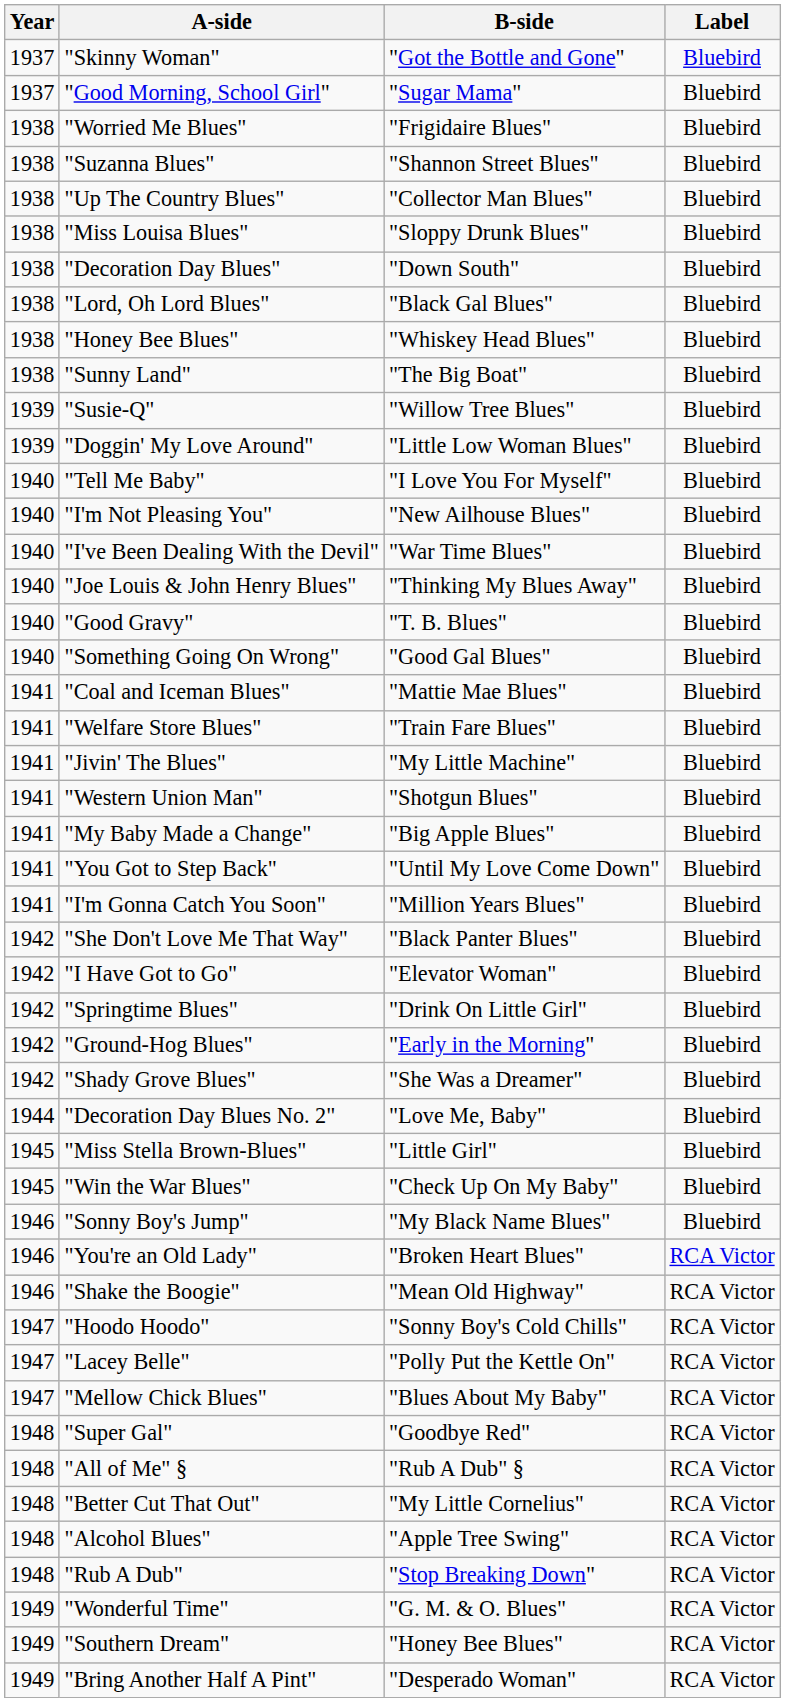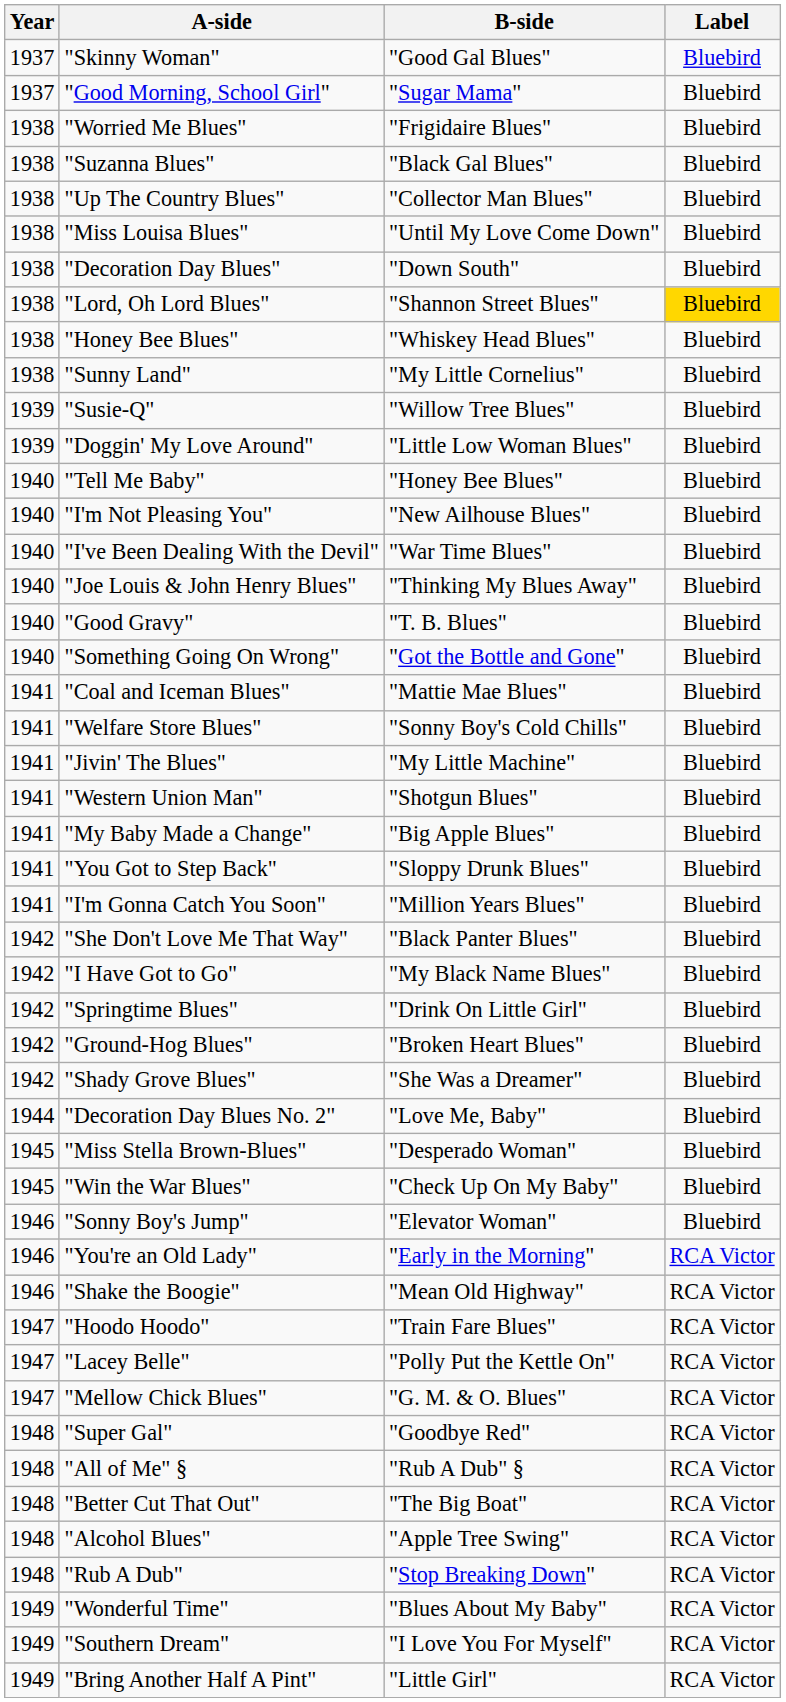(507, 57) "Got the Bottle and Gone" -> (470, 57) "Good Gal Blues"
(494, 163) "Shannon Street Blues" -> (471, 163) "Black Gal Blues"
(489, 233) "Sloppy Drunk Blues" -> (524, 233) "Until My Love Come Down"
(471, 304) "Black Gal Blues" -> (494, 304) "Shannon Street Blues"
(722, 304) no background -> (722, 304) gold background
(458, 374) "The Big Boat" -> (486, 374) "My Little Cornelius"
(500, 480) "I Love You For Myself" -> (476, 480) "Honey Bee Blues"
(470, 657) "Good Gal Blues" -> (507, 657) "Got the Bottle and Gone"
(472, 727) "Train Fare Blues" -> (508, 727) "Sonny Boy's Cold Chills"
(524, 868) "Until My Love Come Down" -> (489, 868) "Sloppy Drunk Blues"
(473, 974) "Elevator Woman" -> (500, 974) "My Black Name Blues"
(492, 1045) "Early in the Morning" -> (486, 1045) "Broken Heart Blues"
(443, 1150) "Little Girl" -> (483, 1150) "Desperado Woman"
(500, 1221) "My Black Name Blues" -> (473, 1221) "Elevator Woman"
(486, 1256) "Broken Heart Blues" -> (492, 1256) "Early in the Morning"
(508, 1327) "Sonny Boy's Cold Chills" -> (472, 1327) "Train Fare Blues"
(498, 1397) "Blues About My Baby" -> (478, 1397) "G. M. & O. Blues"
(486, 1503) "My Little Cornelius" -> (458, 1503) "The Big Boat"
(478, 1609) "G. M. & O. Blues" -> (498, 1609) "Blues About My Baby"
(476, 1644) "Honey Bee Blues" -> (500, 1644) "I Love You For Myself"
(483, 1679) "Desperado Woman" -> (443, 1679) "Little Girl"
